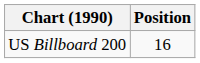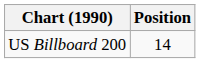(162, 44) 16 -> (162, 44) 14
